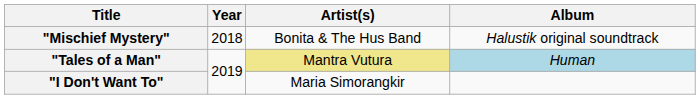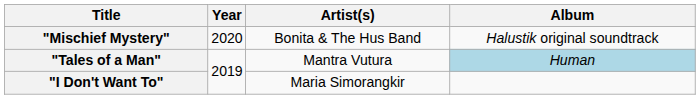(227, 37) 2018 -> (227, 37) 2020
(348, 60) khaki background -> (348, 60) no background
